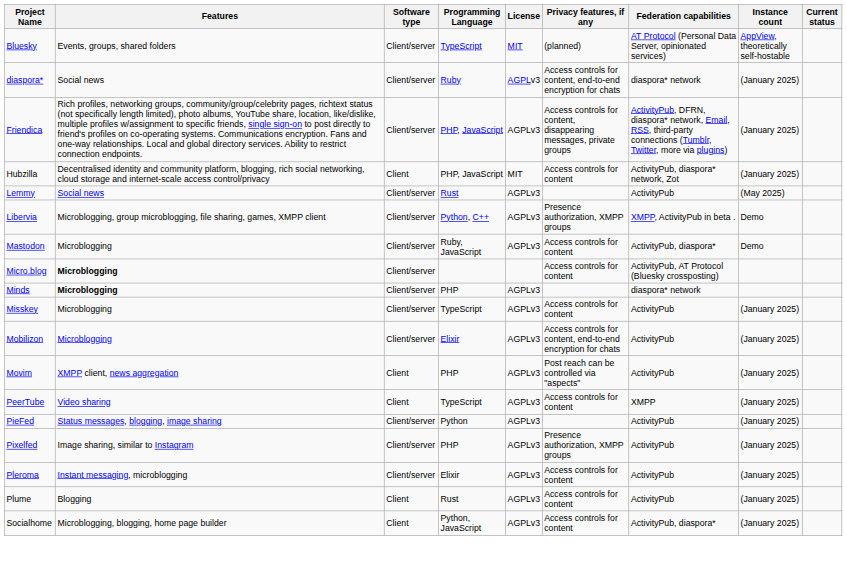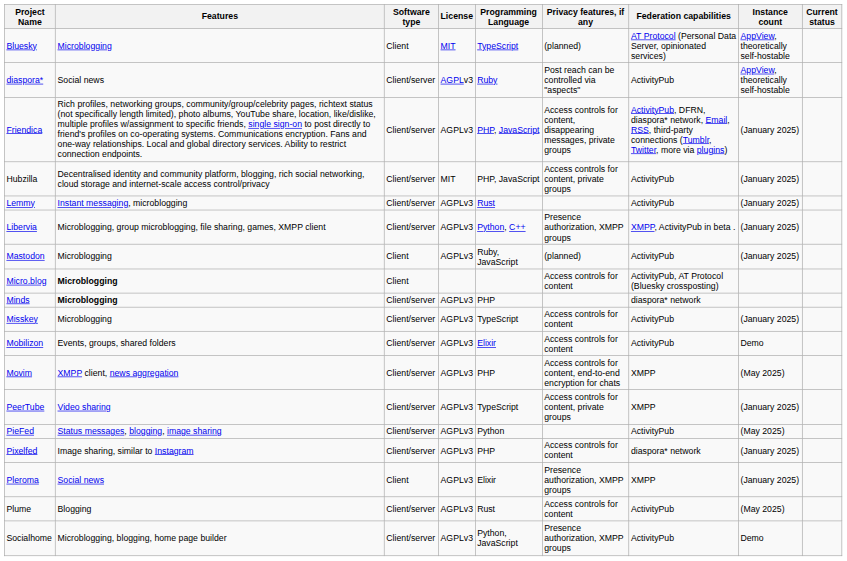columns swapped: (472, 16) <-> (524, 16)
(117, 46) Events, groups, shared folders -> (85, 46) Microblogging
(411, 46) Client/server -> (397, 46) Client
(582, 80) Access controls for content, end-to-end encryption for chats -> (579, 80) Post reach can be controlled via "aspects"
(666, 80) diaspora* network -> (652, 80) ActivityPub
(770, 80) (January 2025) -> (765, 80) AppView, theoretically self-hostable
(397, 174) Client -> (411, 179) Client/server
(581, 174) Access controls for content -> (581, 179) Access controls for content, private groups
(673, 174) ActivityPub, diaspora* network, Zot -> (652, 179) ActivityPub
(81, 193) Social news -> (122, 203) Instant messaging, microblogging
(763, 193) (May 2025) -> (770, 203) (January 2025)
(752, 217) Demo -> (770, 227) (January 2025)
(411, 246) Client/server -> (397, 257) Client
(581, 246) Access controls for content -> (563, 257) (planned)
(673, 246) ActivityPub, diaspora* -> (652, 257) ActivityPub
(752, 246) Demo -> (770, 257) (January 2025)
(411, 271) Client/server -> (397, 281) Client
(85, 338) Microblogging -> (117, 343) Events, groups, shared folders
(582, 338) Access controls for content, end-to-end encryption for chats -> (581, 343) Access controls for content
(770, 338) (January 2025) -> (752, 343) Demo
(397, 373) Client -> (411, 373) Client/server
(579, 373) Post reach can be controlled via "aspects" -> (582, 373) Access controls for content, end-to-end encryption for chats
(652, 373) ActivityPub -> (643, 373) XMPP
(770, 373) (January 2025) -> (763, 373) (May 2025)
(397, 402) Client -> (411, 407) Client/server
(581, 402) Access controls for content -> (581, 407) Access controls for content, private groups
(770, 421) (January 2025) -> (763, 431) (May 2025)
(584, 445) Presence authorization, XMPP groups -> (581, 450) Access controls for content
(652, 445) ActivityPub -> (666, 450) diaspora* network
(122, 475) Instant messaging, microblogging -> (81, 480) Social news
(411, 475) Client/server -> (397, 480) Client
(581, 475) Access controls for content -> (584, 480) Presence authorization, XMPP groups
(652, 475) ActivityPub -> (643, 480) XMPP
(397, 499) Client -> (411, 509) Client/server
(770, 499) (January 2025) -> (763, 509) (May 2025)
(397, 523) Client -> (411, 538) Client/server
(581, 523) Access controls for content -> (584, 538) Presence authorization, XMPP groups
(673, 523) ActivityPub, diaspora* -> (652, 538) ActivityPub
(770, 523) (January 2025) -> (752, 538) Demo
